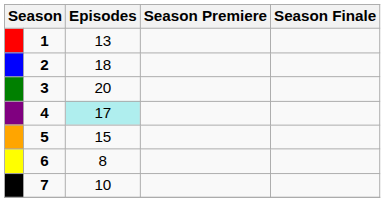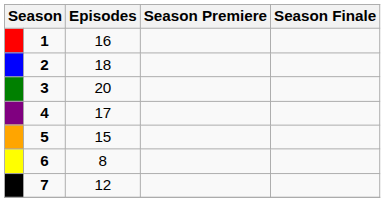(103, 40) 13 -> (103, 40) 16
(103, 112) paleturquoise background -> (103, 112) no background
(103, 185) 10 -> (103, 185) 12
